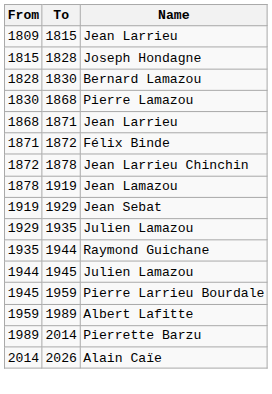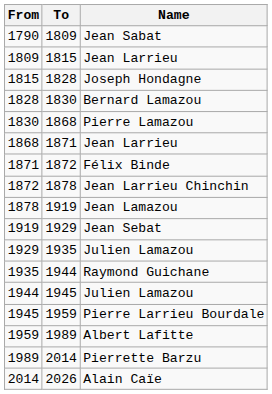+ row: (23, 37)
